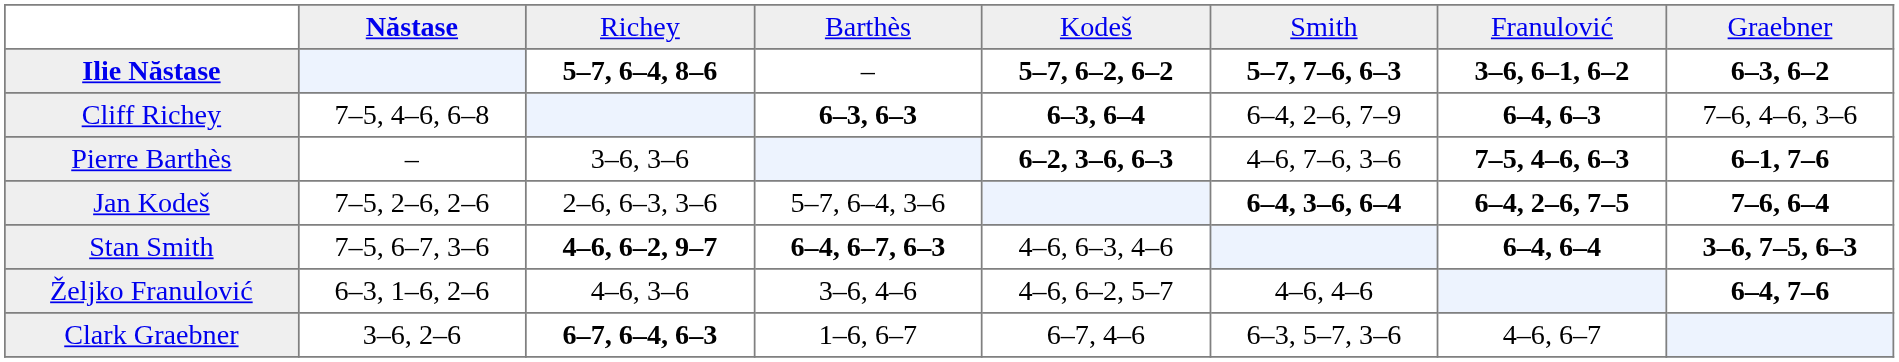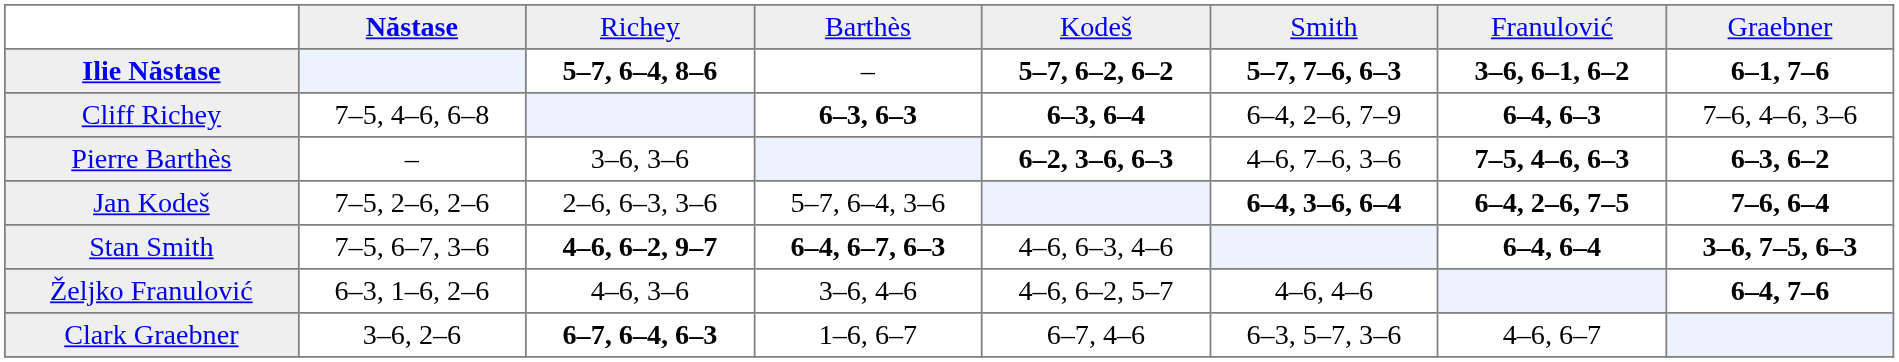(1780, 70) 6–3, 6–2 -> (1780, 70) 6–1, 7–6
(1780, 158) 6–1, 7–6 -> (1780, 158) 6–3, 6–2
